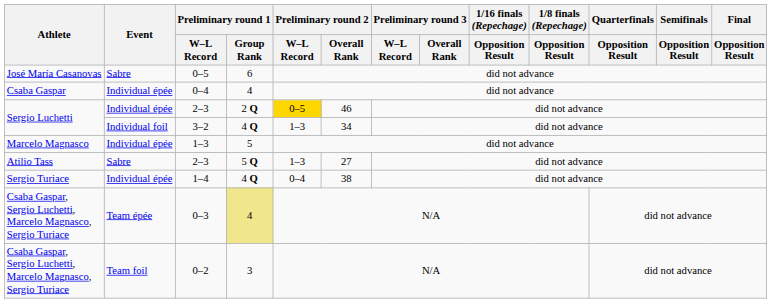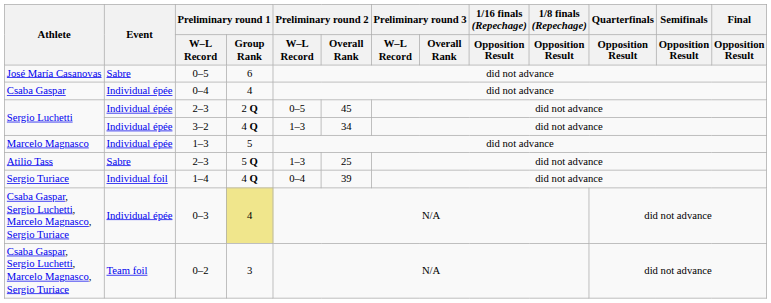(297, 109) gold background -> (297, 109) no background
(346, 109) 46 -> (346, 109) 45
(137, 126) Individual foil -> (139, 126) Individual épée
(346, 161) 27 -> (346, 161) 25
(139, 179) Individual épée -> (137, 179) Individual foil
(346, 179) 38 -> (346, 179) 39
(129, 215) Team épée -> (139, 215) Individual épée
